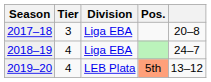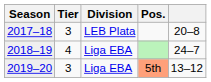(108, 31) Liga EBA -> (110, 31) LEB Plata
(68, 68) 4 -> (68, 68) 3
(110, 68) LEB Plata -> (108, 68) Liga EBA
